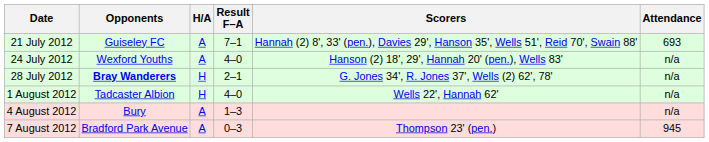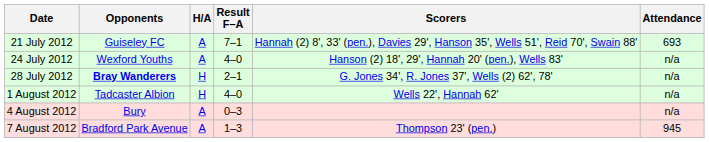(233, 111) 1–3 -> (233, 111) 0–3
(233, 128) 0–3 -> (233, 128) 1–3
